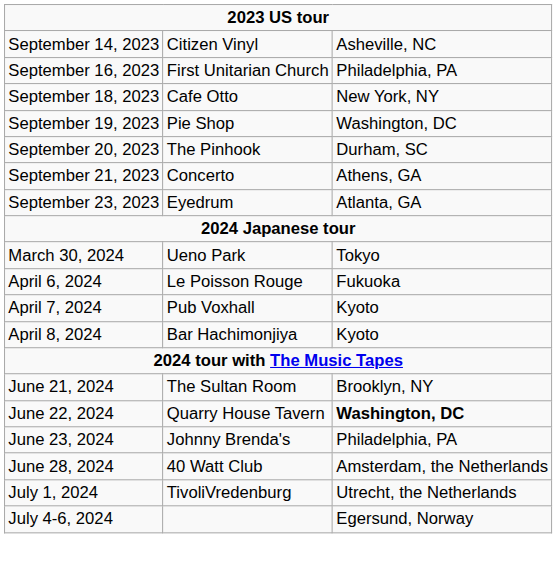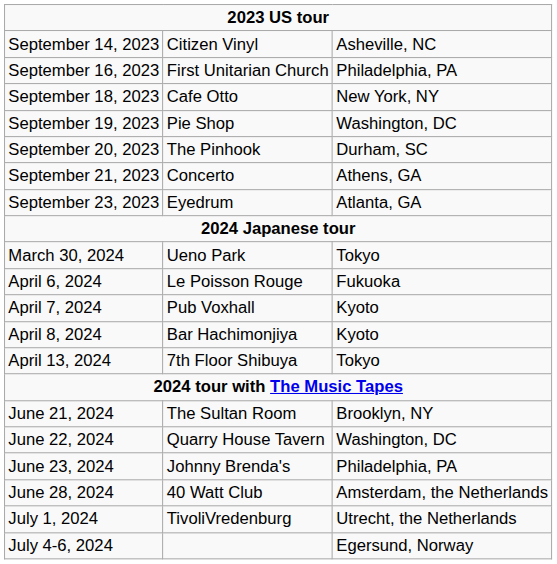+ row: (60, 360)
(400, 413) bold -> (397, 439) normal
